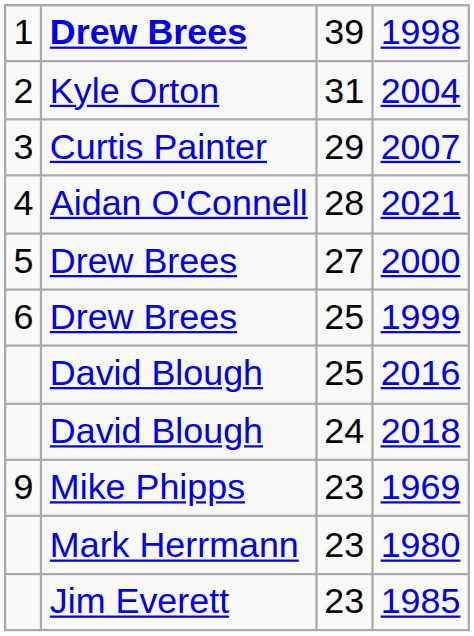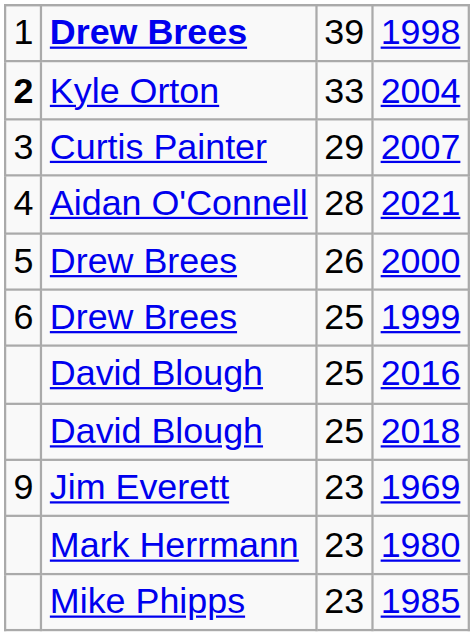(23, 89) normal -> (23, 89) bold
(344, 89) 31 -> (344, 89) 33
(344, 260) 27 -> (344, 260) 26
(344, 430) 24 -> (344, 430) 25
(147, 487) Mike Phipps -> (139, 487) Jim Everett
(139, 601) Jim Everett -> (147, 601) Mike Phipps
